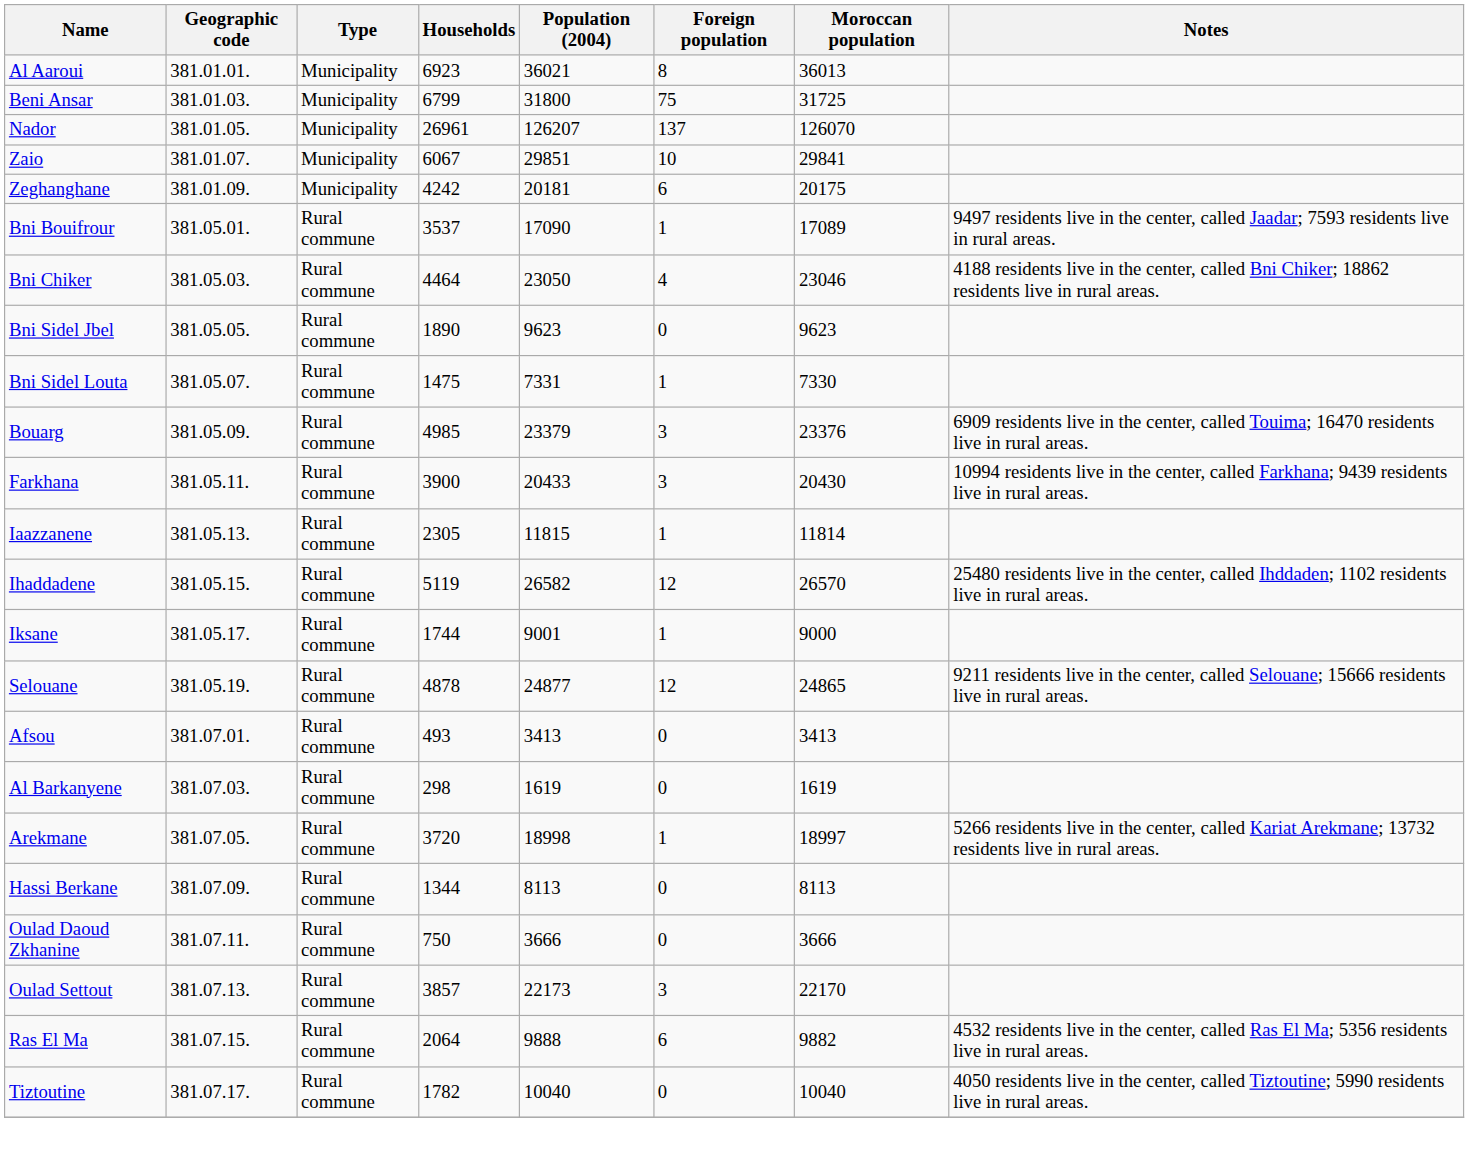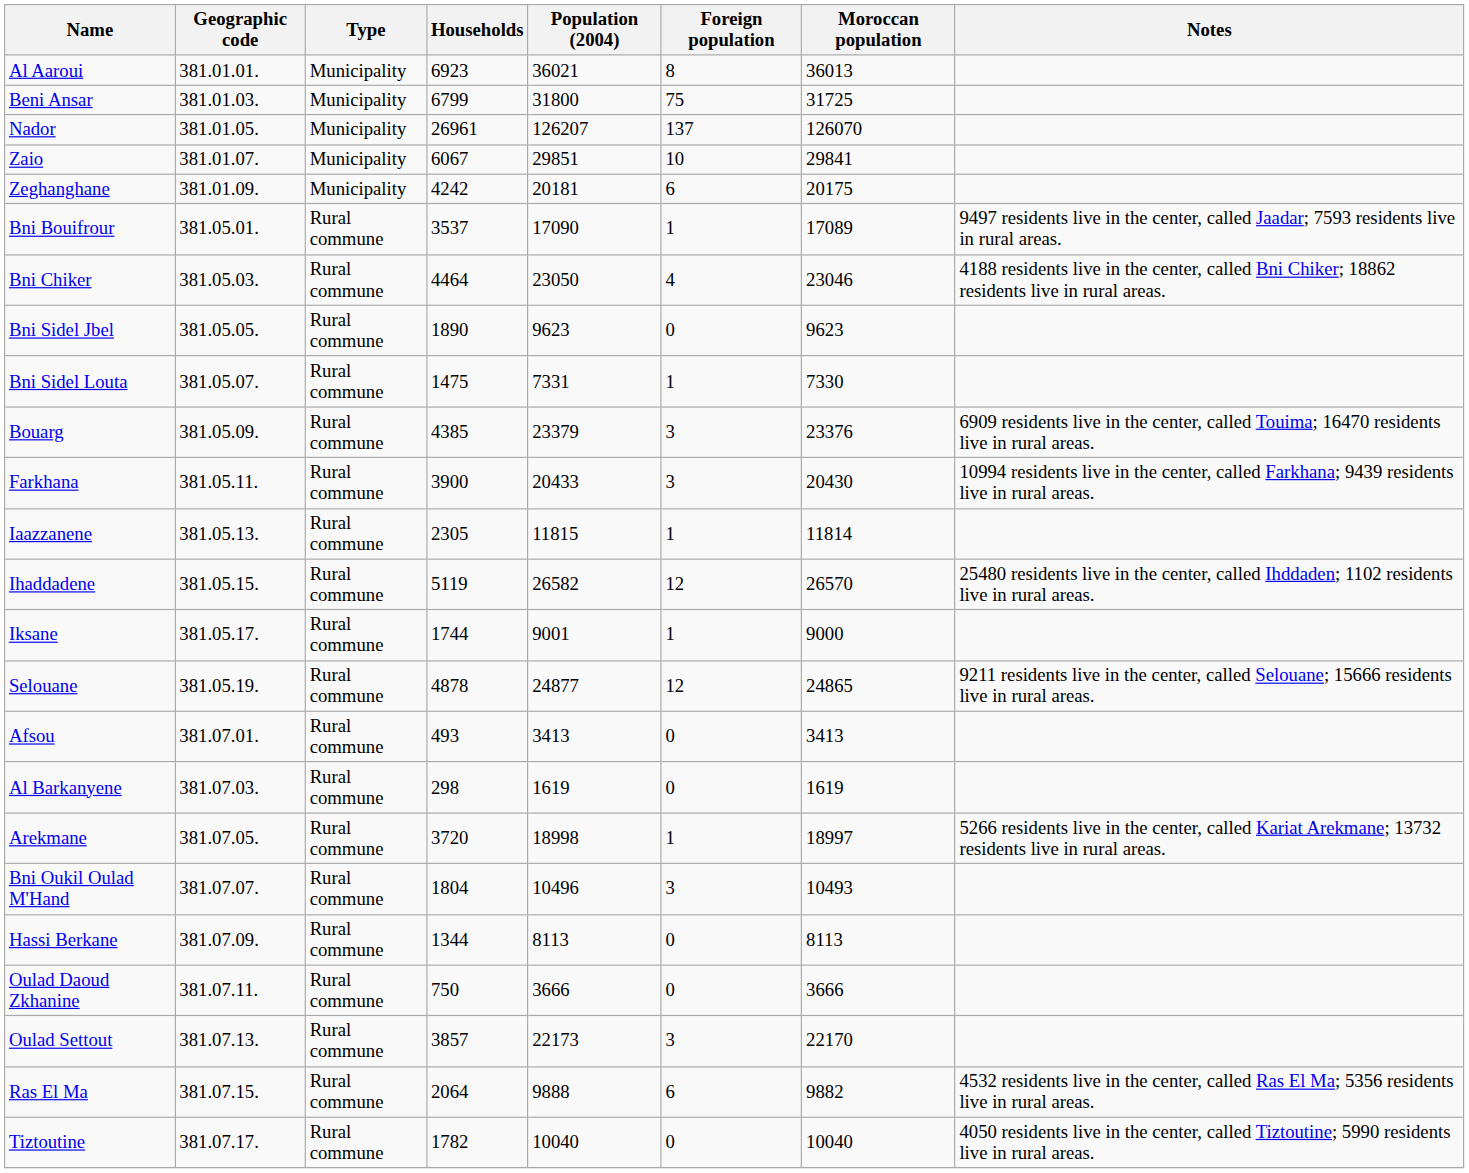(441, 432) 4985 -> (450, 432) 4385
+ row: (71, 888)
